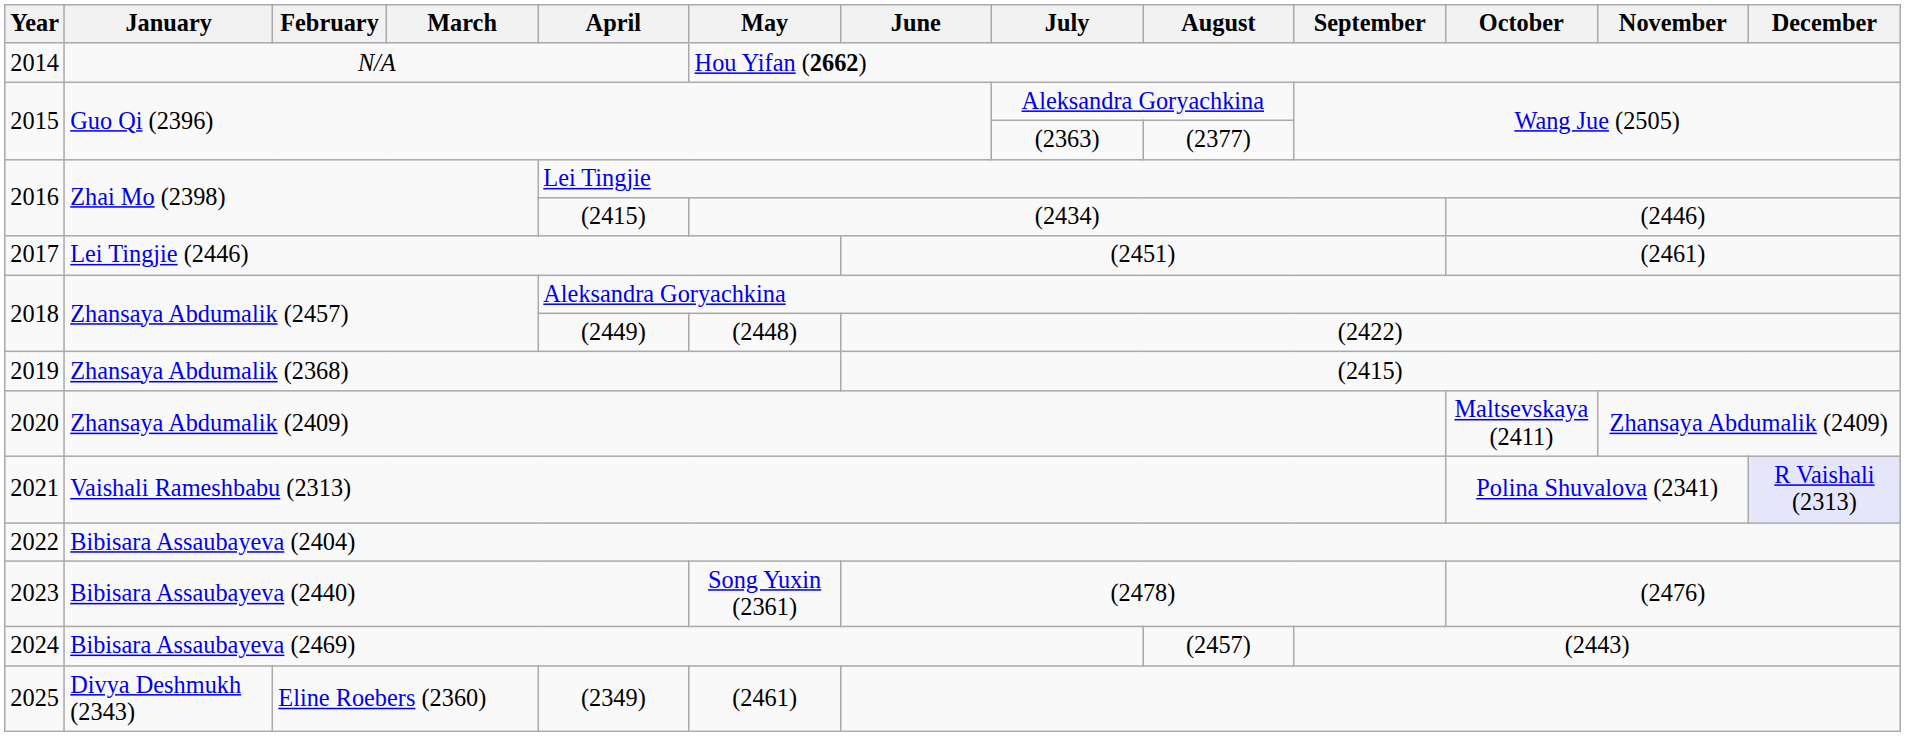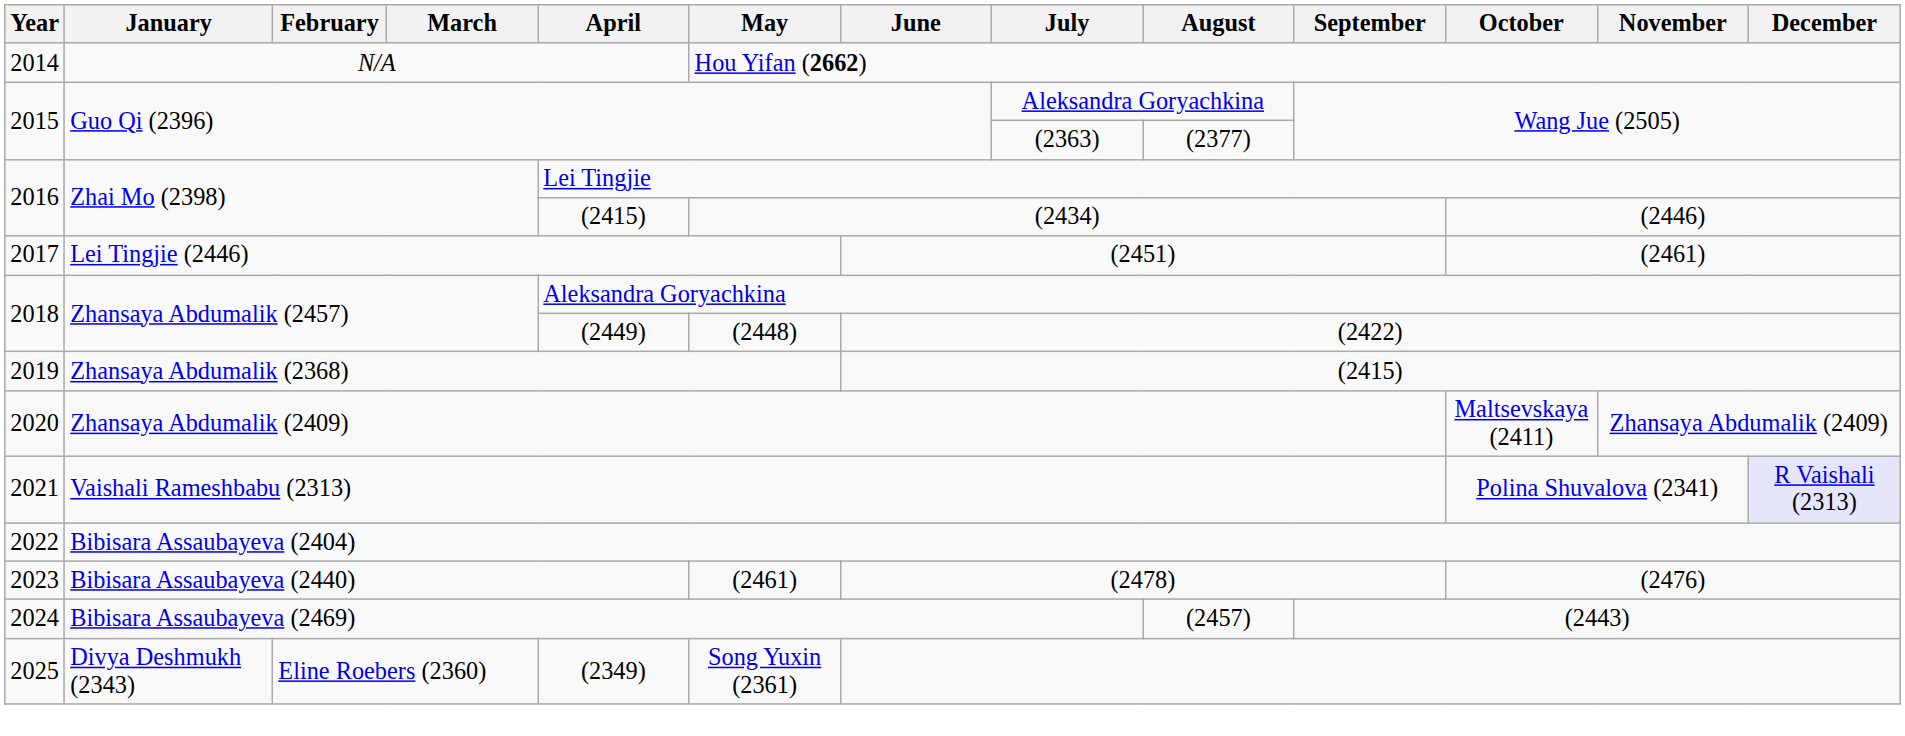(765, 593) Song Yuxin (2361) -> (765, 579) (2461)
(765, 698) (2461) -> (765, 670) Song Yuxin (2361)
